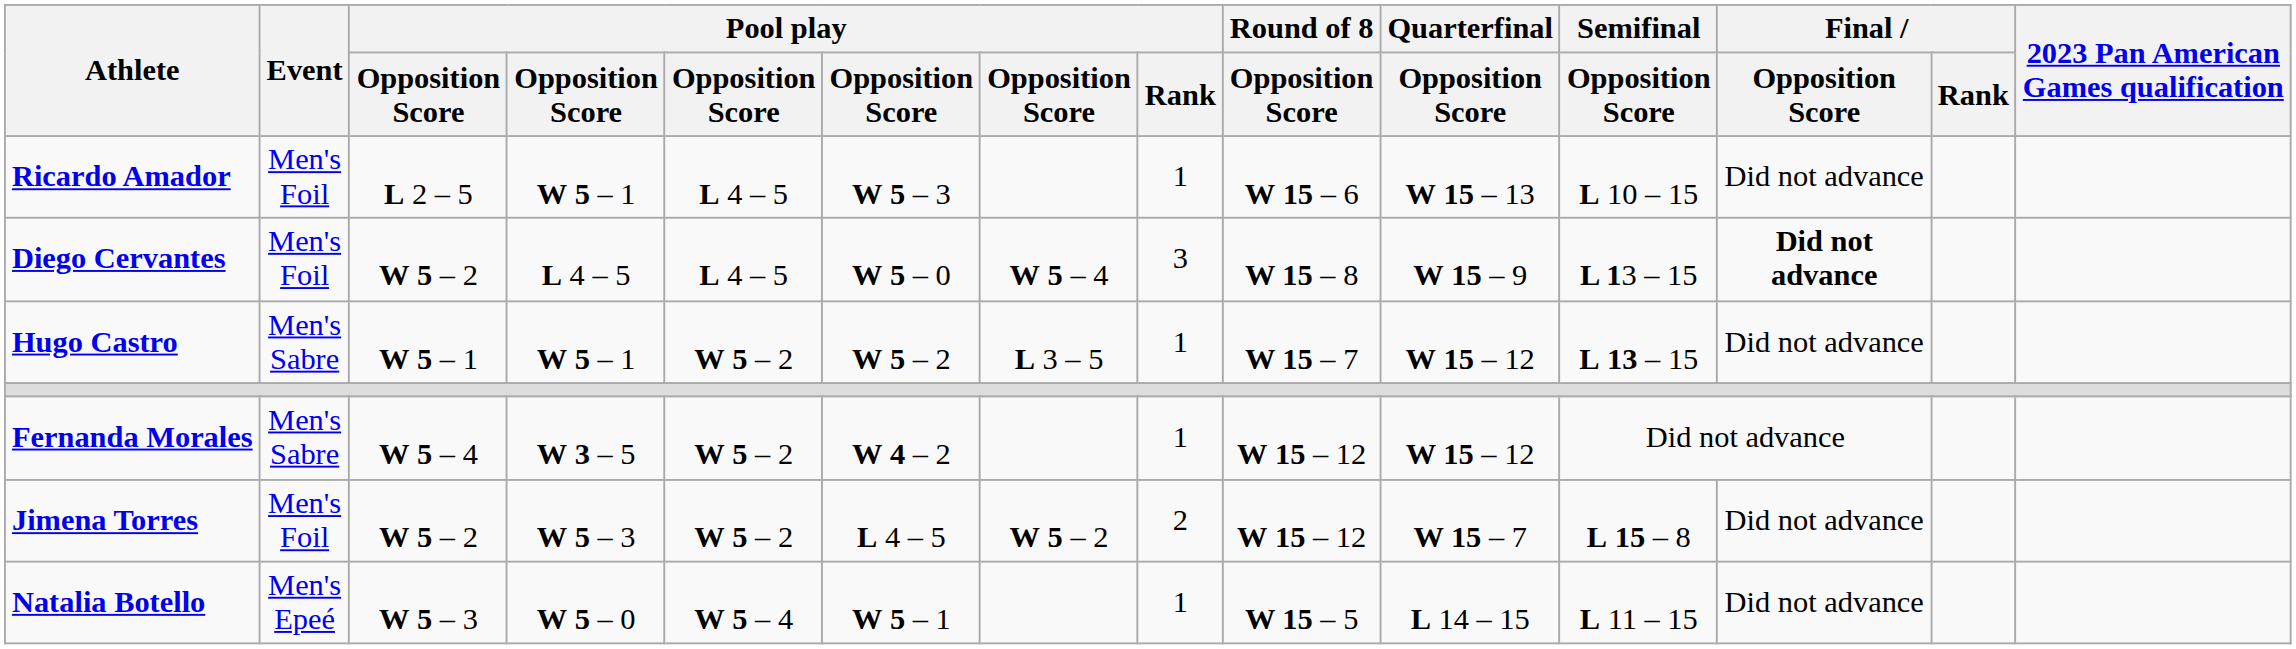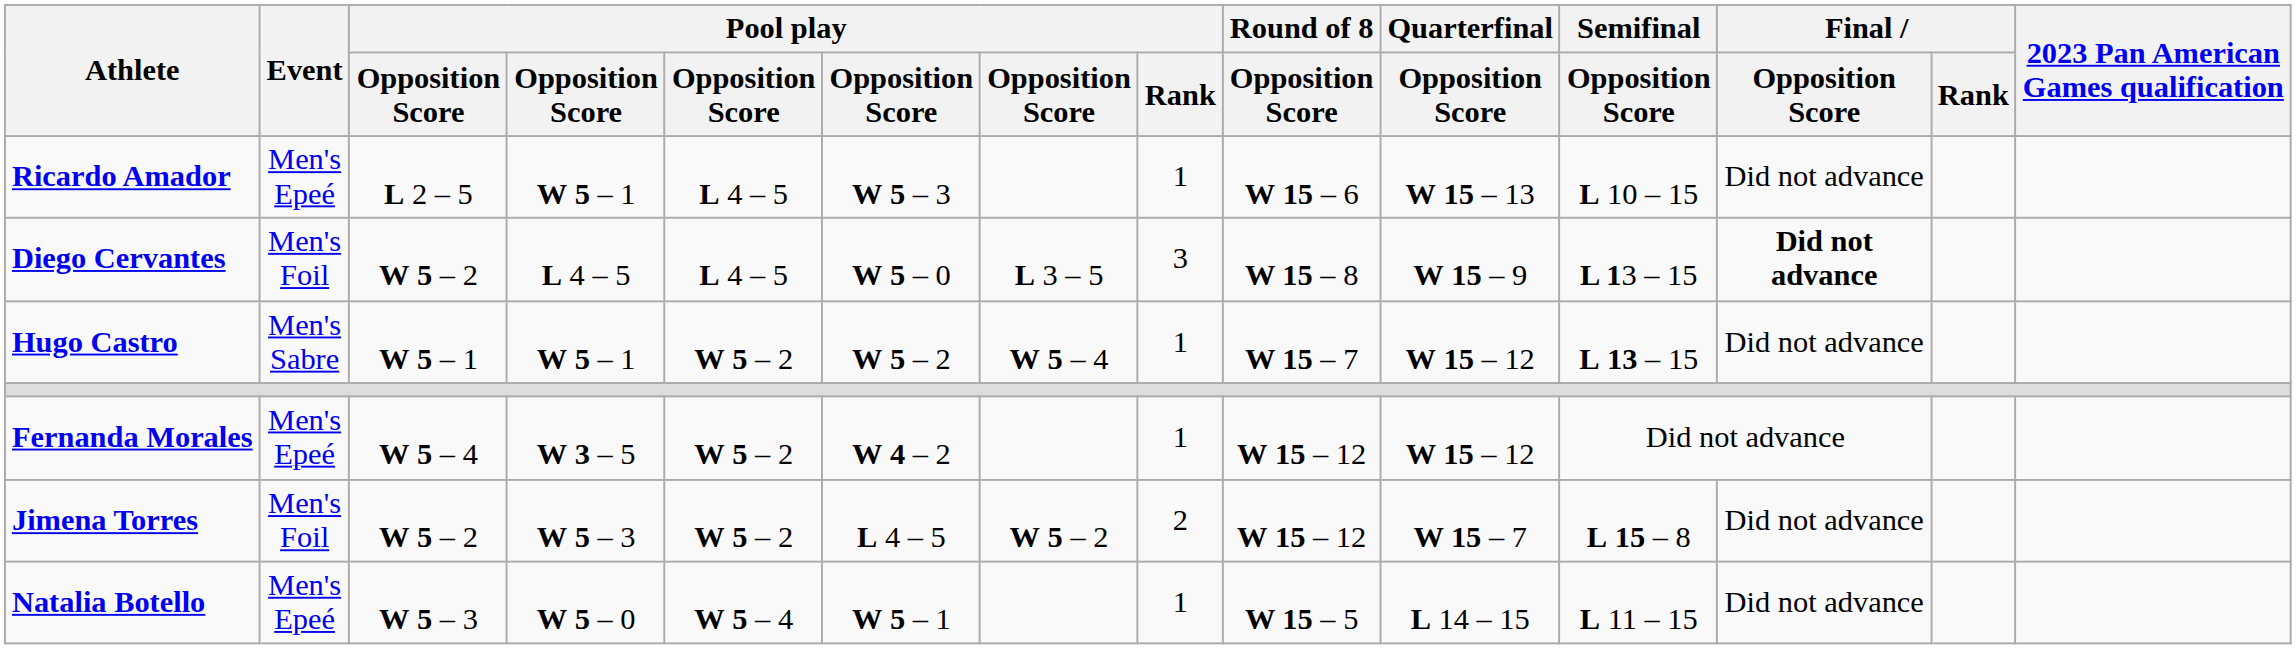(305, 176) Men's Foil -> (305, 176) Men's Epeé
(1059, 275) W 5 – 4 -> (1059, 275) L 3 – 5
(1059, 358) L 3 – 5 -> (1059, 358) W 5 – 4
(305, 437) Men's Sabre -> (305, 437) Men's Epeé
